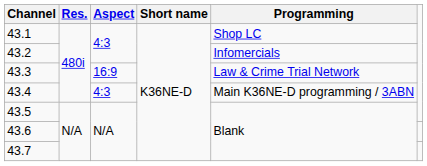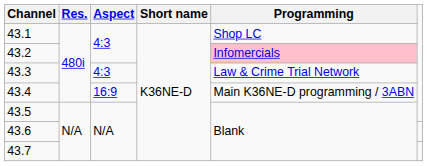(247, 53) no background -> (247, 53) pink background
(105, 72) 16:9 -> (102, 72) 4:3
(102, 92) 4:3 -> (105, 92) 16:9
